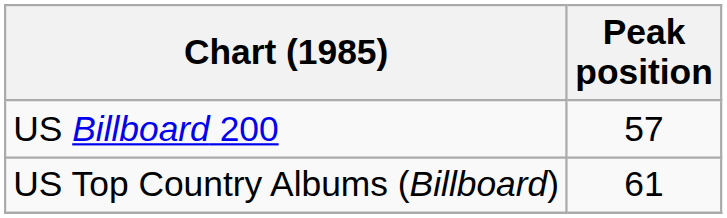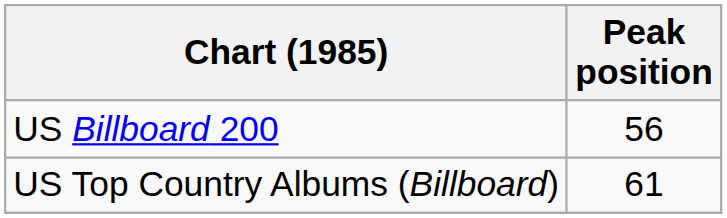(644, 128) 57 -> (644, 128) 56
